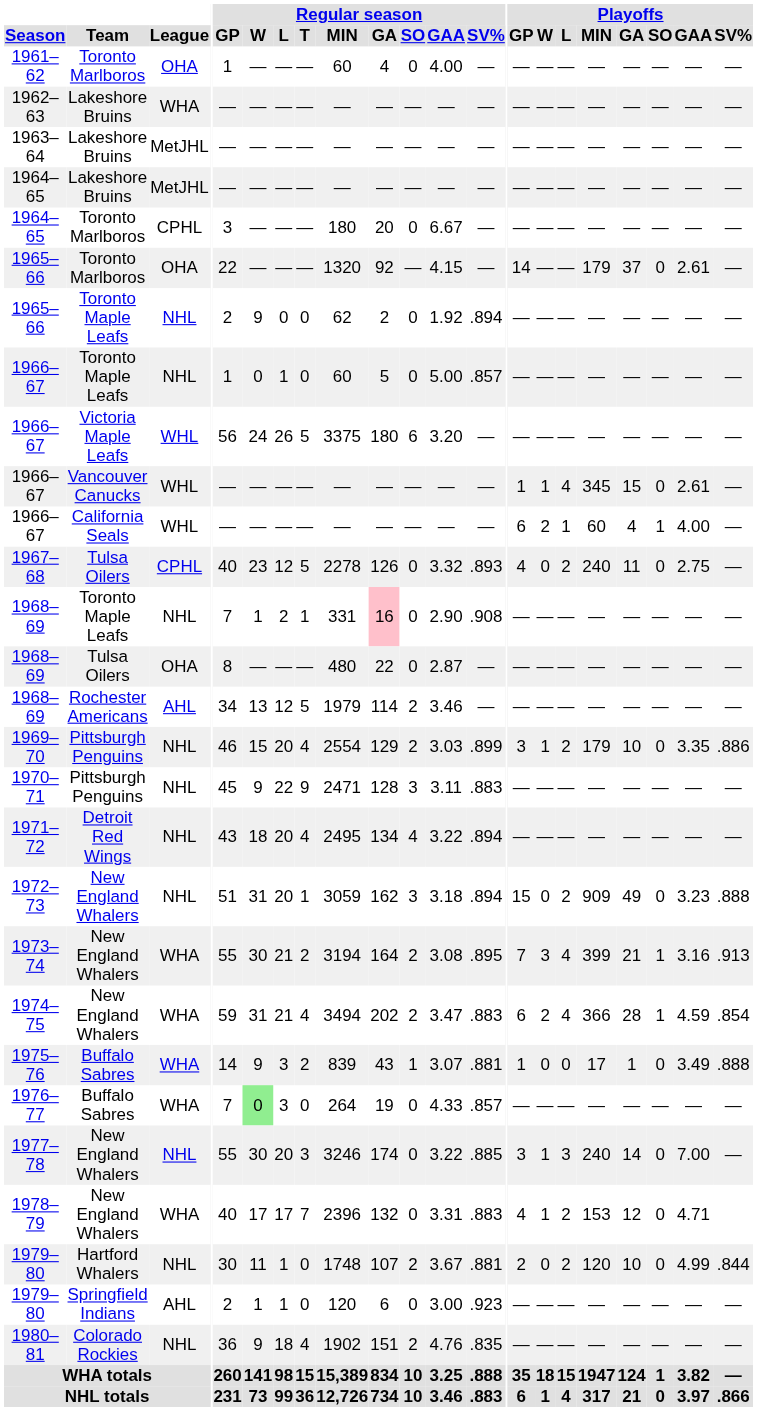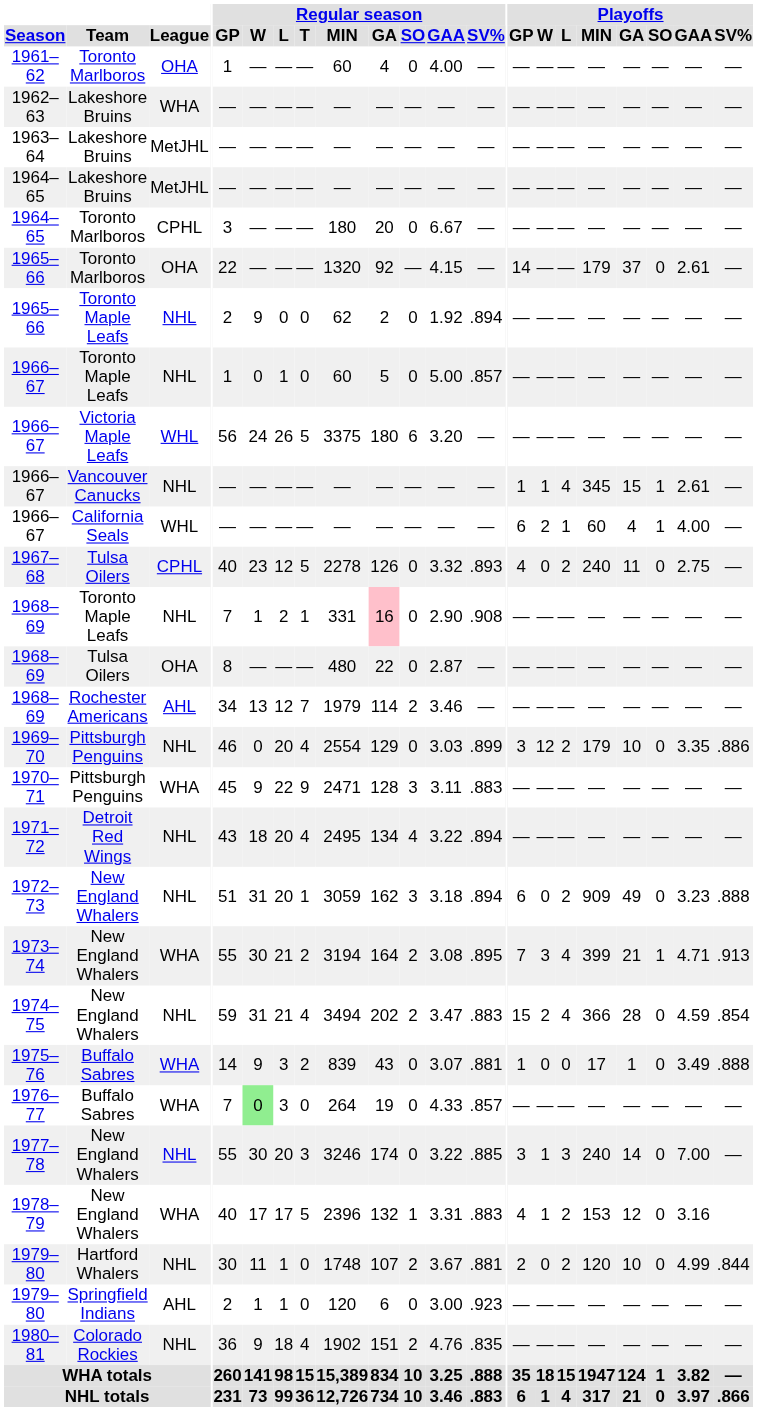(179, 486) WHL -> (179, 486) NHL
(660, 486) 0 -> (660, 486) 1
(305, 706) 5 -> (305, 706) 7
(258, 747) 15 -> (258, 747) 0
(413, 747) 2 -> (413, 747) 0
(545, 747) 1 -> (545, 747) 12
(179, 787) NHL -> (179, 787) WHA
(521, 896) 15 -> (521, 896) 6
(693, 955) 3.16 -> (693, 955) 4.71
(179, 1015) WHA -> (179, 1015) NHL
(521, 1015) 6 -> (521, 1015) 15
(660, 1015) 1 -> (660, 1015) 0
(413, 1065) 1 -> (413, 1065) 0
(305, 1214) 7 -> (305, 1214) 5
(413, 1214) 0 -> (413, 1214) 1
(693, 1214) 4.71 -> (693, 1214) 3.16
